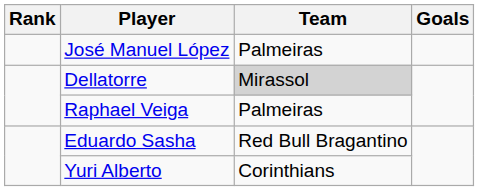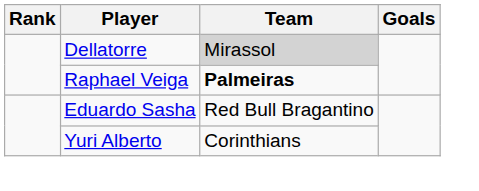- row: (147, 49)
(281, 110) normal -> (249, 79) bold
